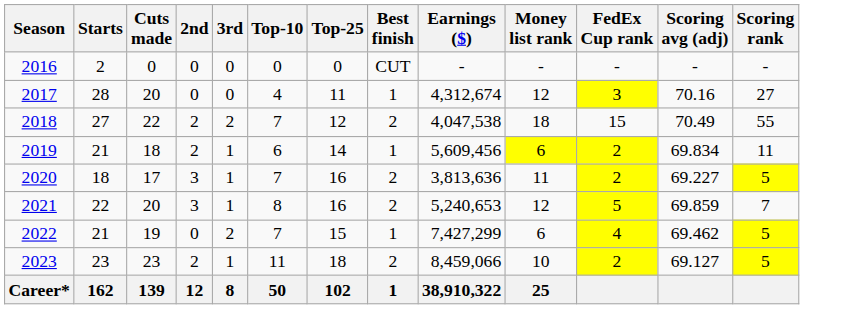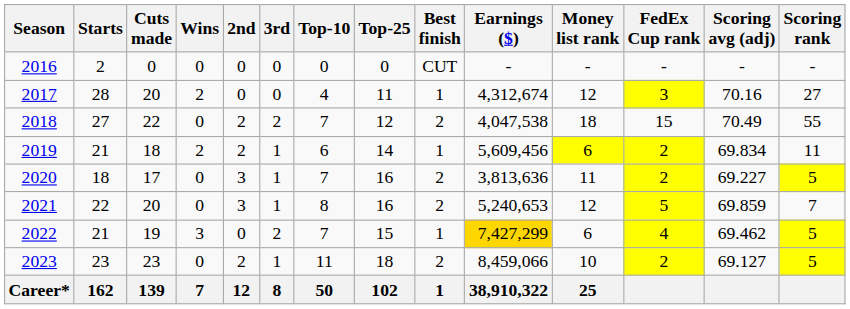+ column: (200, 28)
(466, 233) no background -> (513, 233) gold background
